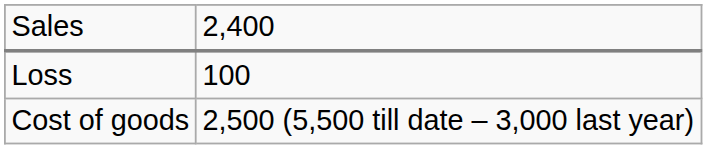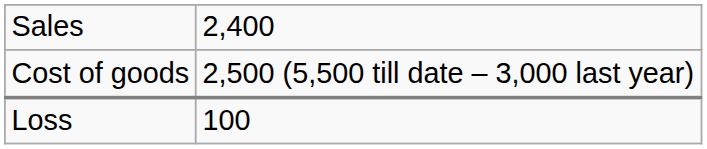rows swapped: (100, 120) <-> (42, 74)
